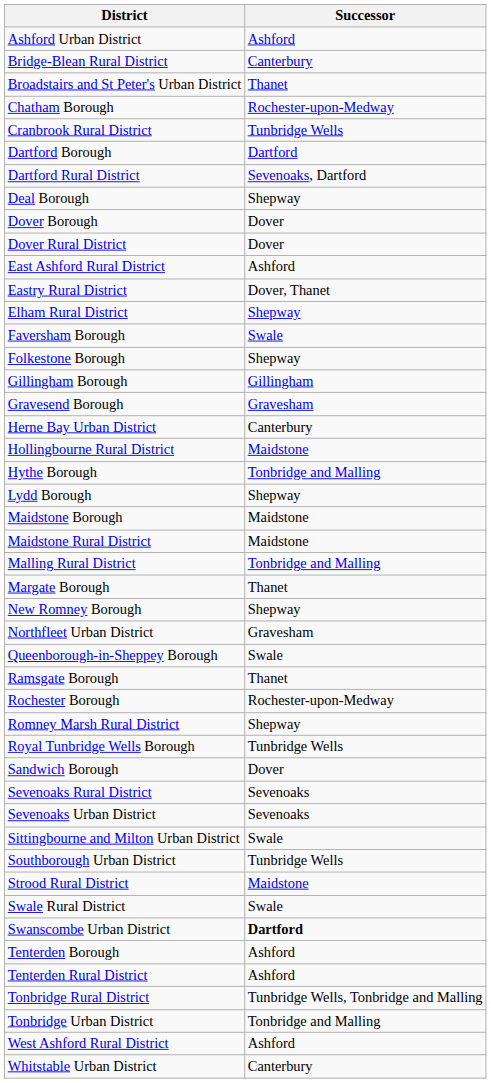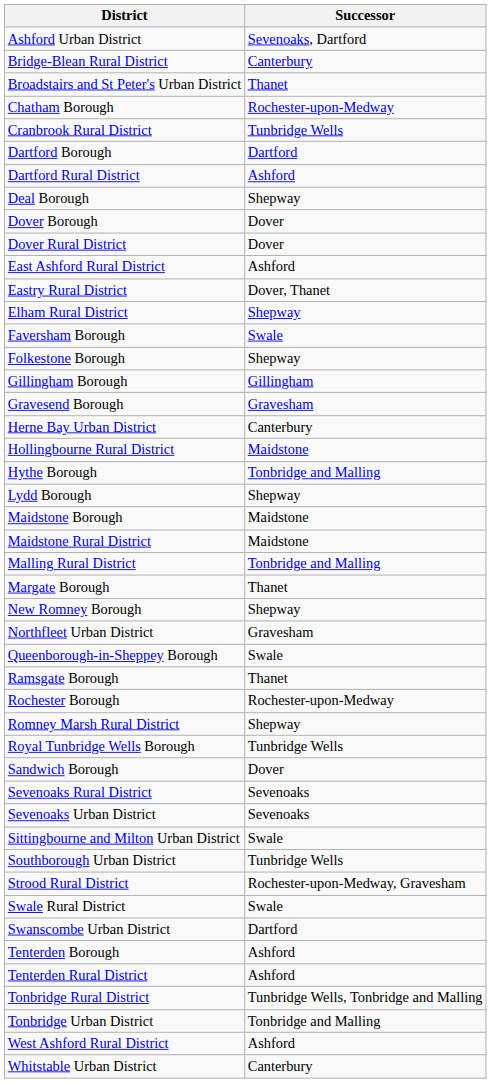(271, 38) Ashford -> (307, 38) Sevenoaks, Dartford
(307, 175) Sevenoaks, Dartford -> (271, 175) Ashford
(278, 883) Maidstone -> (357, 883) Rochester-upon-Medway, Gravesham
(275, 929) bold -> (273, 929) normal
